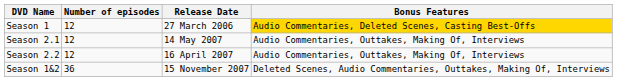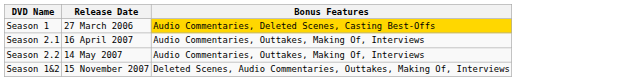- column: (112, 12)
(193, 40) 14 May 2007 -> (98, 40) 16 April 2007
(198, 55) 16 April 2007 -> (93, 55) 14 May 2007
